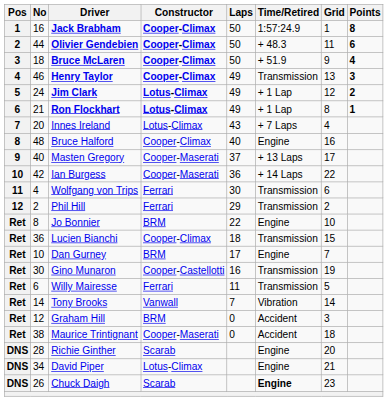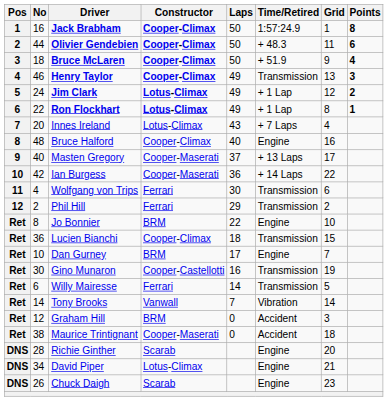(39, 109) 21 -> (39, 109) 22
(235, 287) 11 -> (235, 287) 14
(275, 383) bold -> (274, 383) normal
